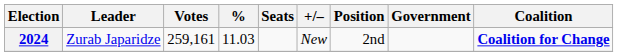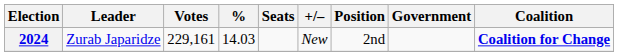(191, 39) 259,161 -> (191, 39) 229,161
(238, 39) 11.03 -> (239, 39) 14.03
